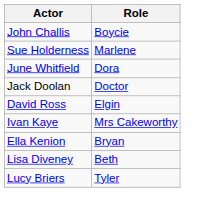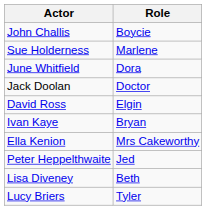(136, 123) Mrs Cakeworthy -> (131, 123) Bryan
(109, 141) Bryan -> (158, 141) Mrs Cakeworthy
+ row: (59, 159)
